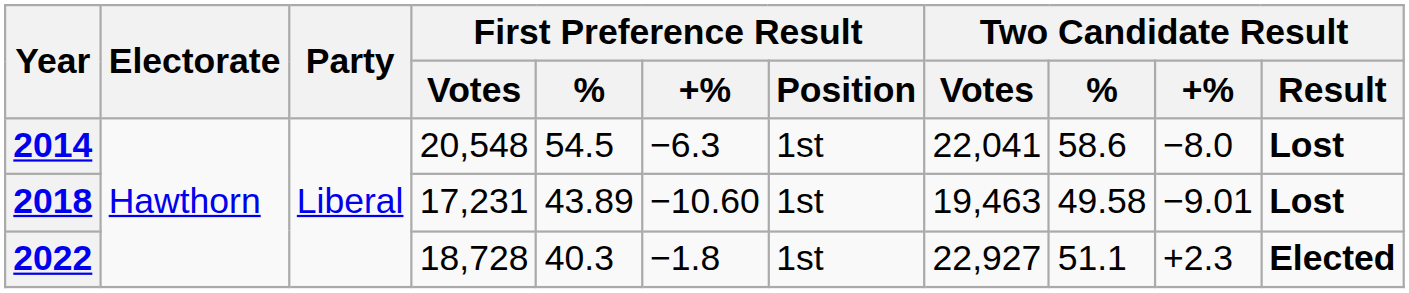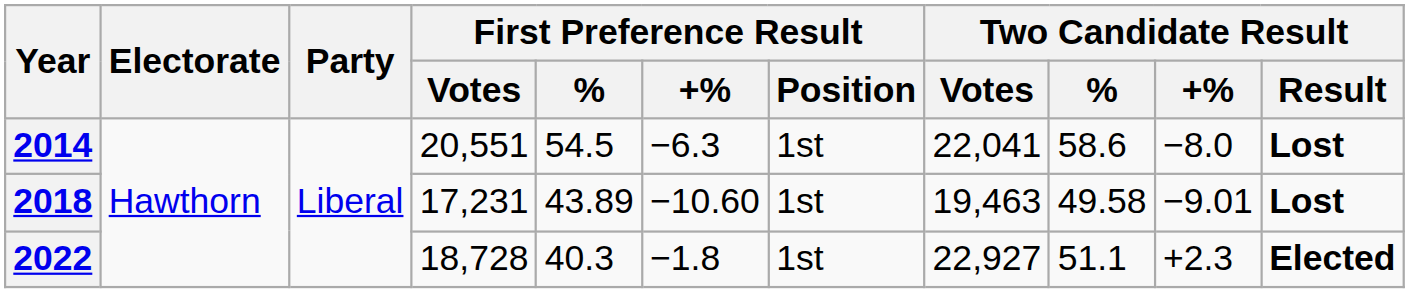(474, 145) 20,548 -> (474, 145) 20,551
